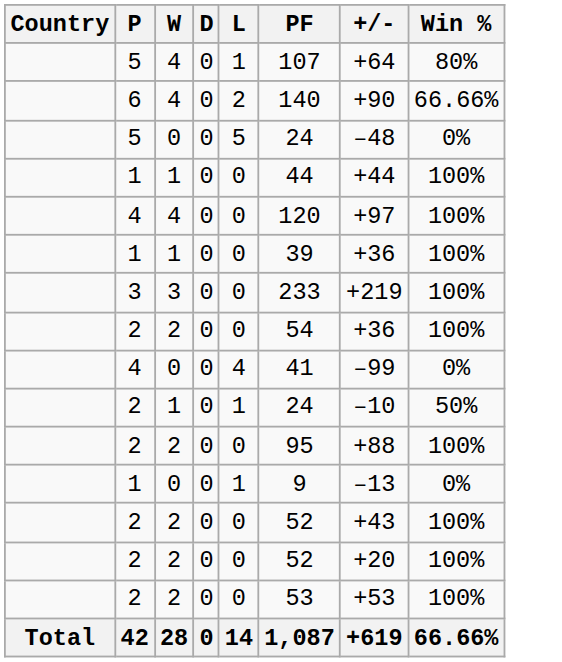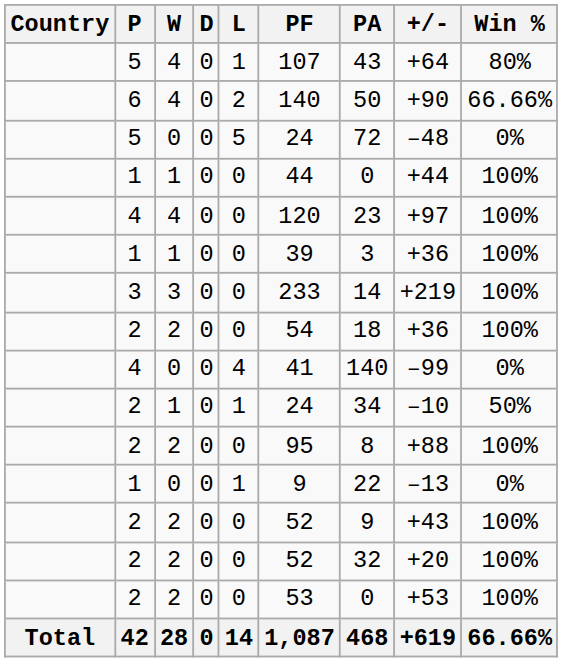+ column: (367, 24)
